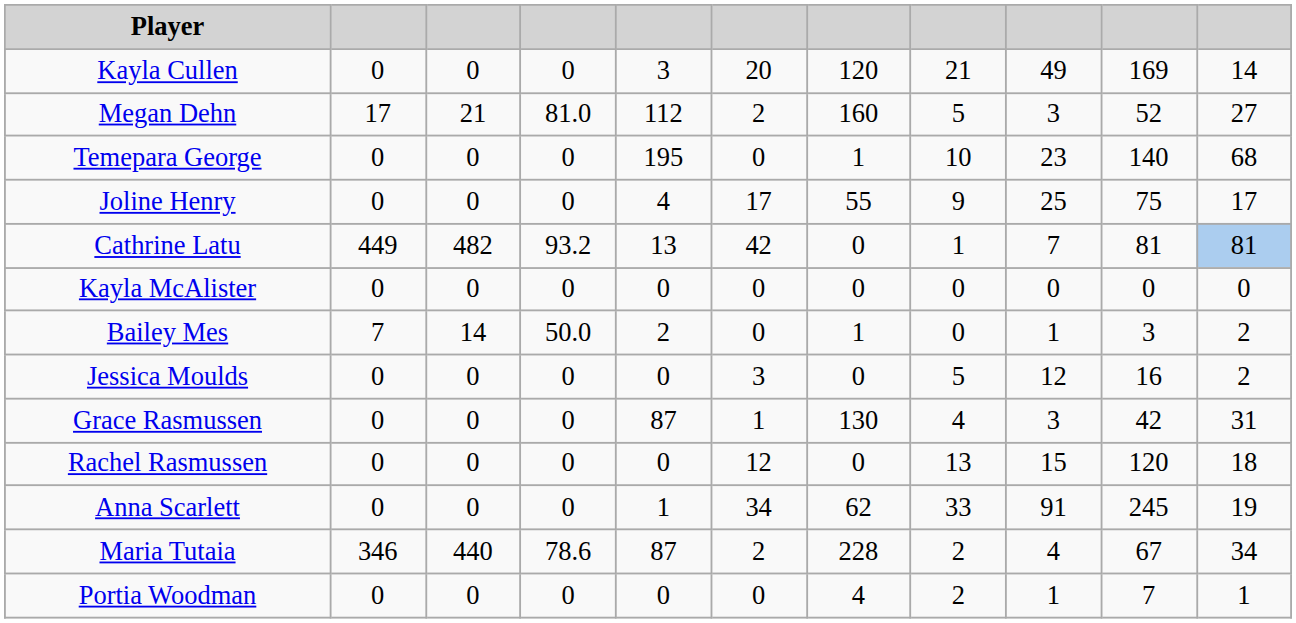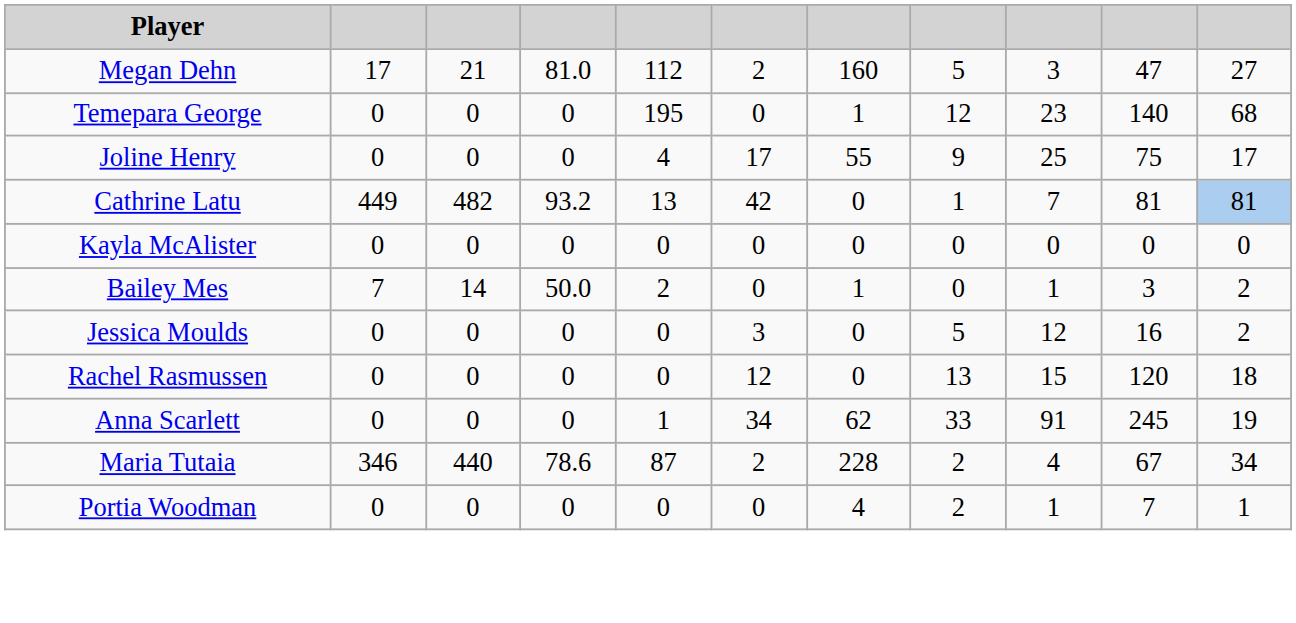- row: (168, 70)
(1149, 114) 52 -> (1149, 70) 47
(958, 157) 10 -> (958, 114) 12
- row: (168, 420)
